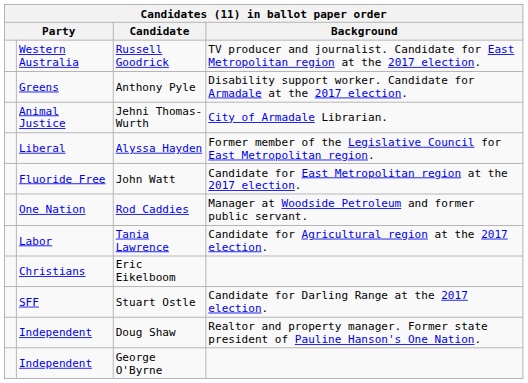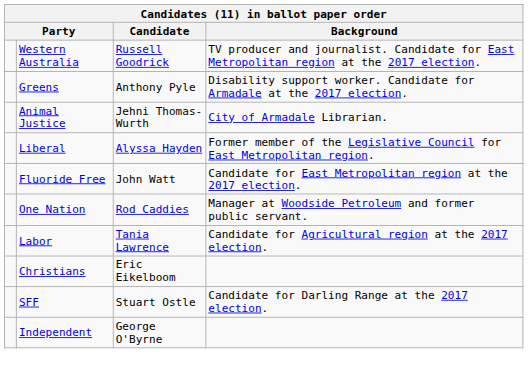- row: (146, 333)
